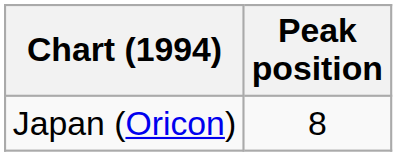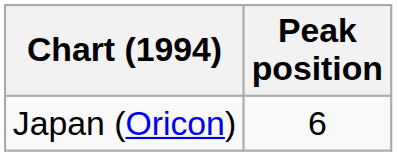(317, 122) 8 -> (317, 122) 6
